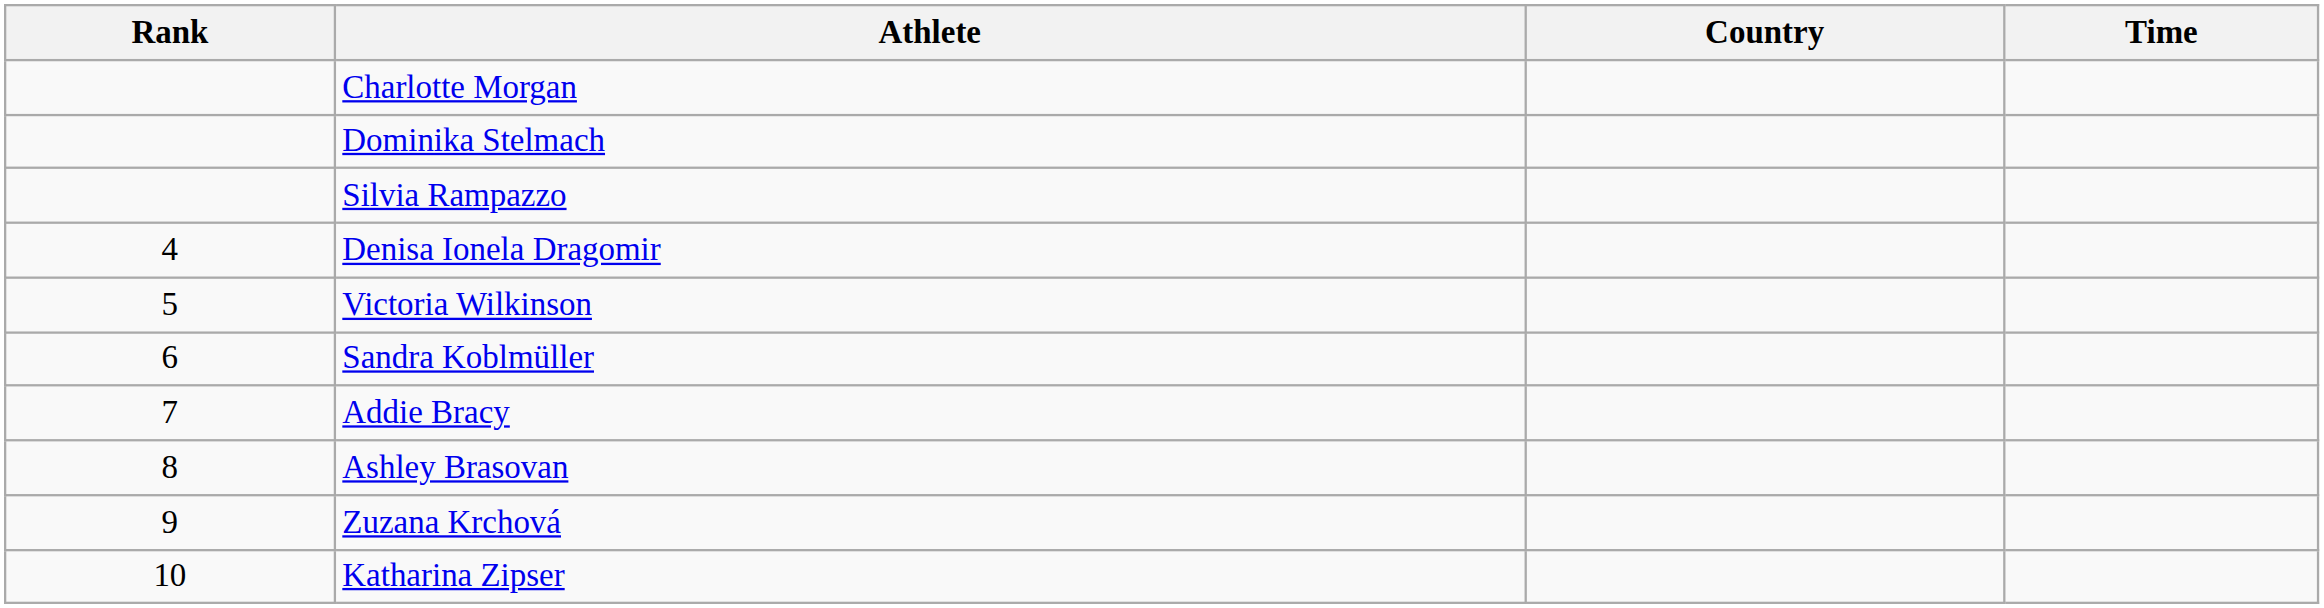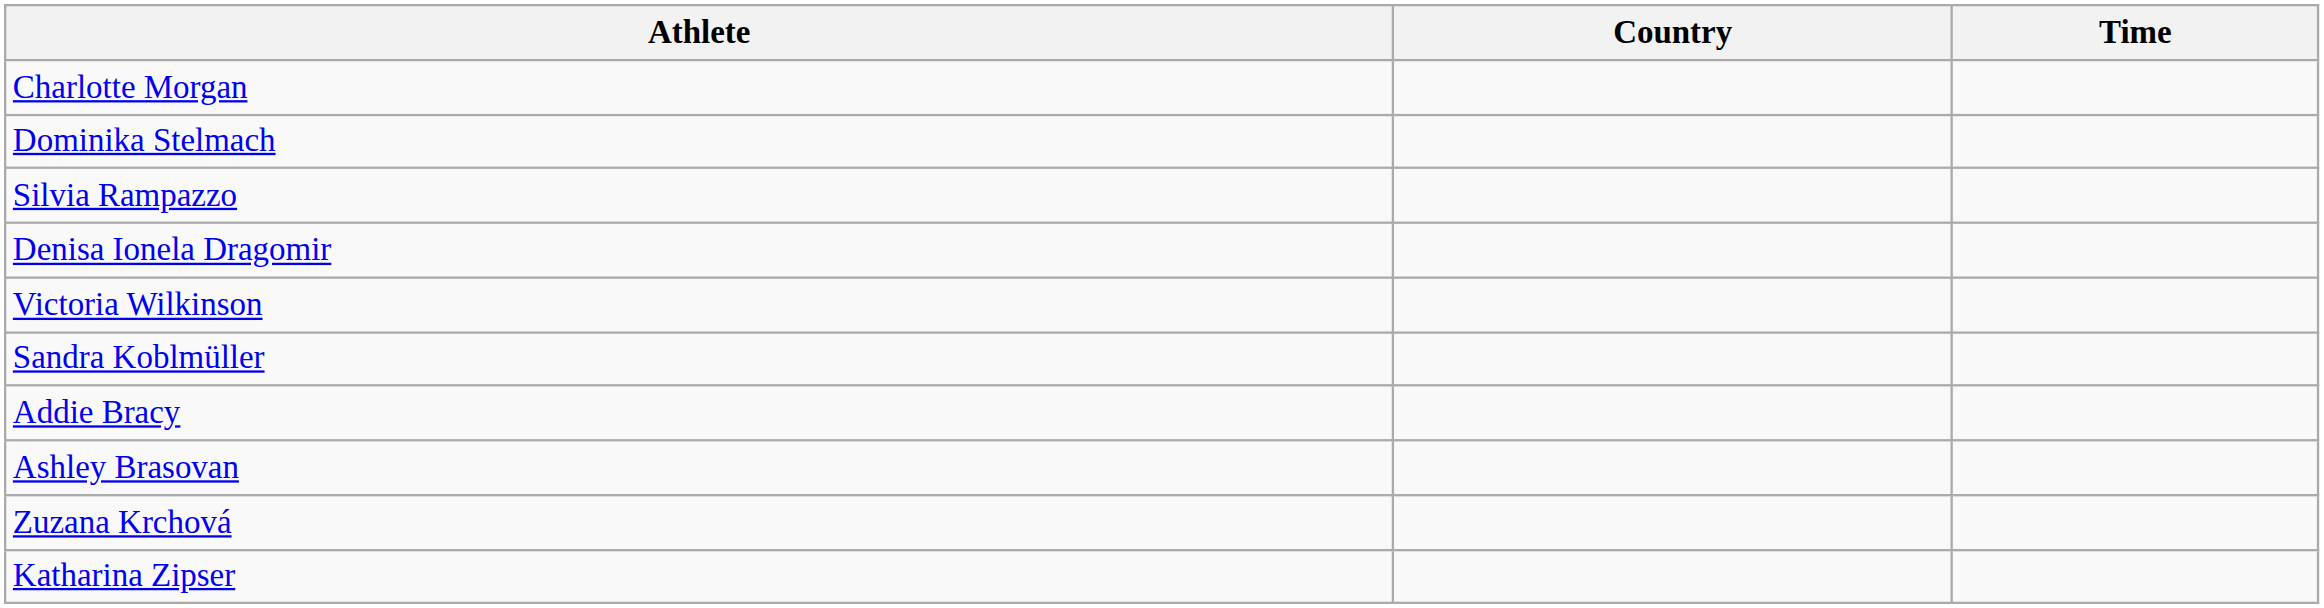- column: (170, 32)
